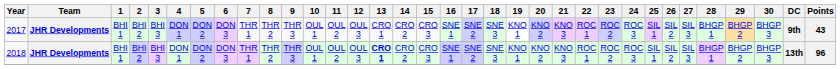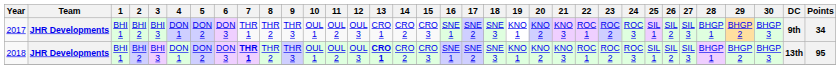(821, 29) 43 -> (821, 29) 34
(248, 53) normal -> (248, 53) bold
(821, 53) 96 -> (821, 53) 95
